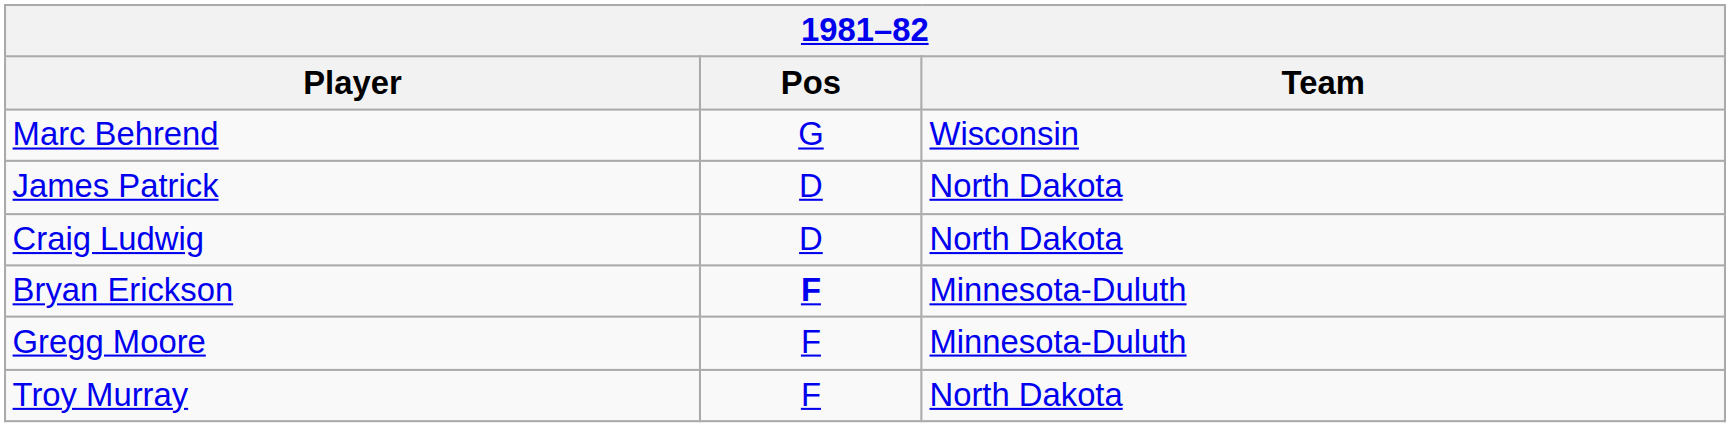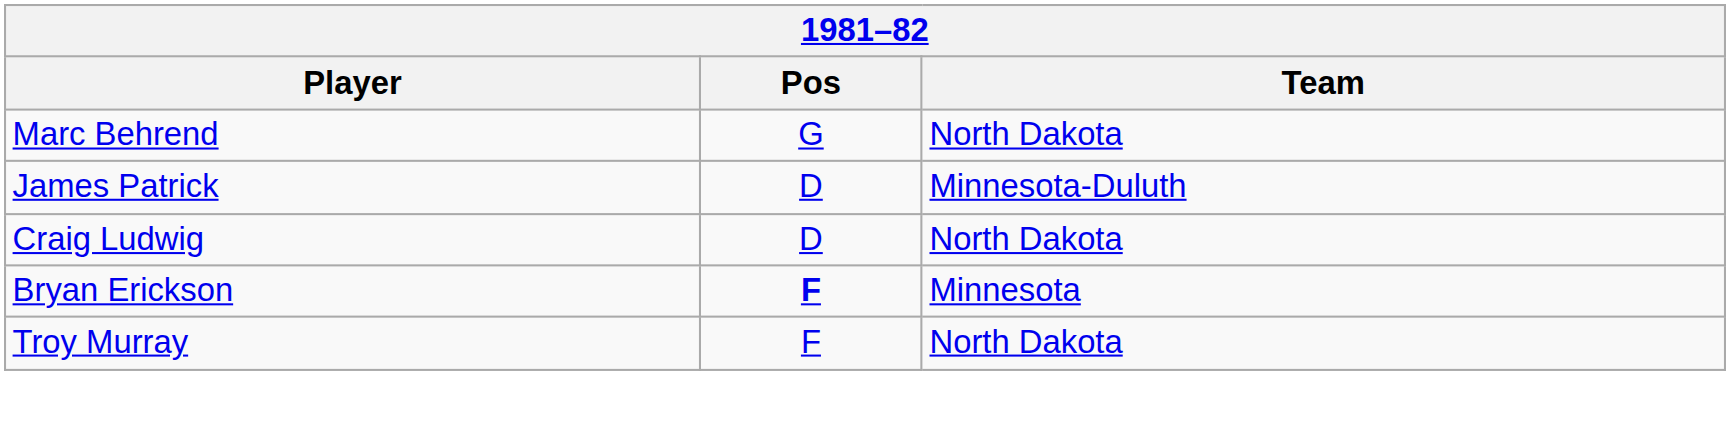(1004, 134) Wisconsin -> (1026, 134) North Dakota
(1026, 186) North Dakota -> (1058, 186) Minnesota-Duluth
(1058, 290) Minnesota-Duluth -> (1005, 290) Minnesota
- row: (109, 342)
